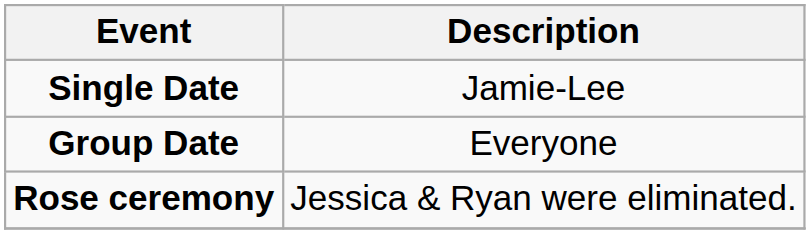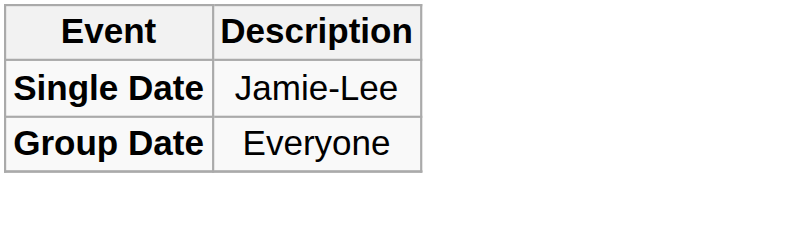- row: (144, 198)
